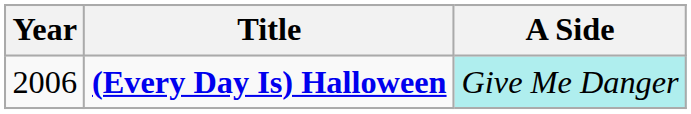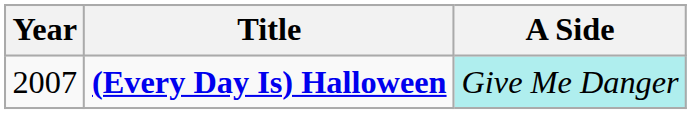(45, 81) 2006 -> (45, 81) 2007
